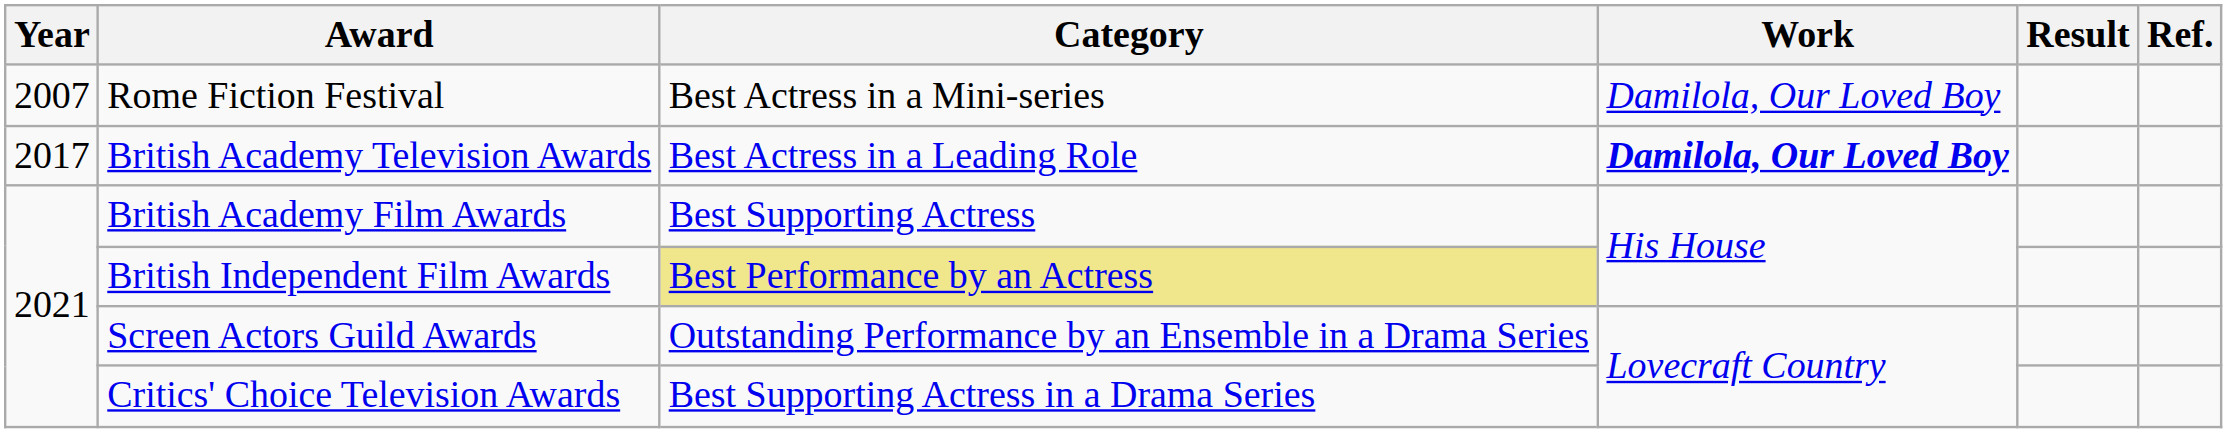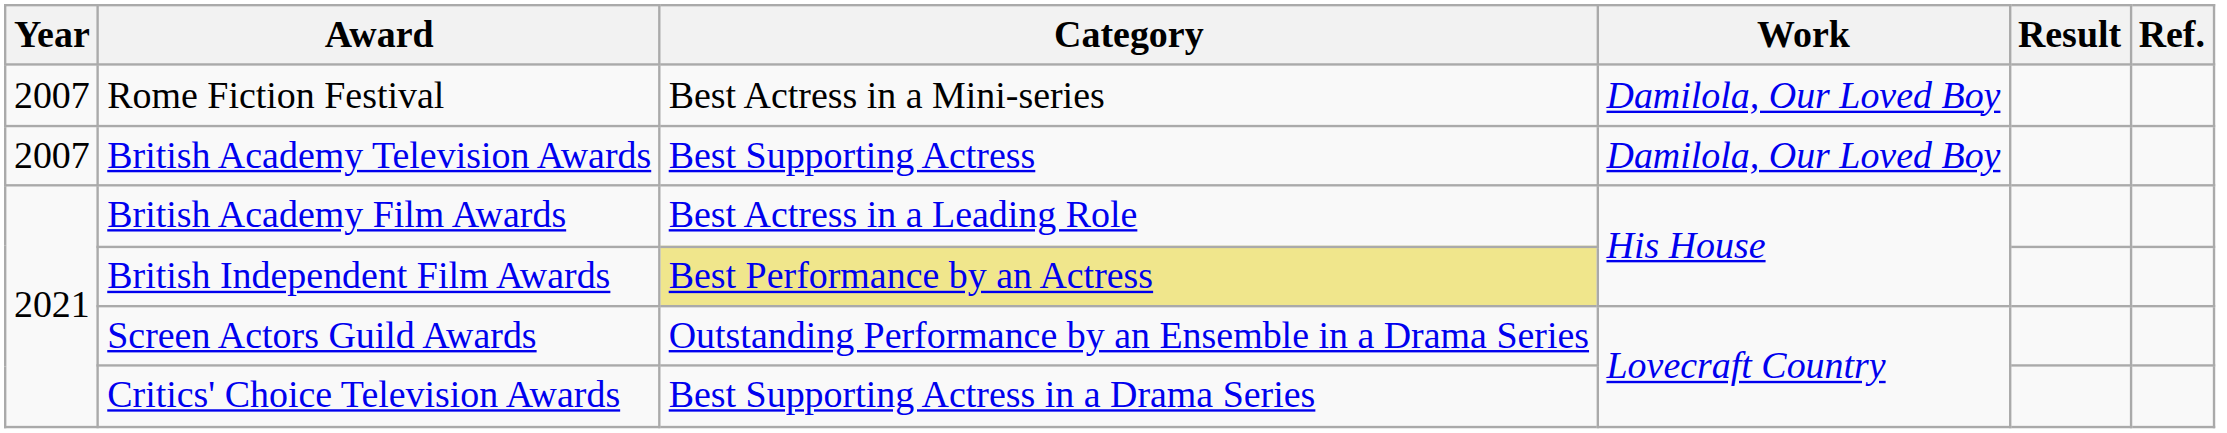(52, 154) 2017 -> (52, 154) 2007
(903, 154) Best Actress in a Leading Role -> (852, 154) Best Supporting Actress
(1808, 154) bold -> (1803, 154) normal
(852, 214) Best Supporting Actress -> (903, 214) Best Actress in a Leading Role
